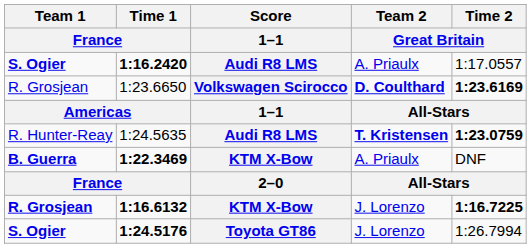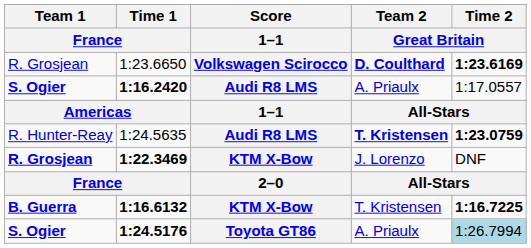rows swapped: (153, 87) <-> (153, 64)
(42, 159) B. Guerra -> (50, 159) R. Grosjean
(387, 159) A. Priaulx -> (390, 159) J. Lorenzo
(50, 207) R. Grosjean -> (42, 207) B. Guerra
(390, 207) J. Lorenzo -> (398, 207) T. Kristensen
(390, 231) J. Lorenzo -> (387, 231) A. Priaulx
(488, 231) no background -> (488, 231) lightblue background
